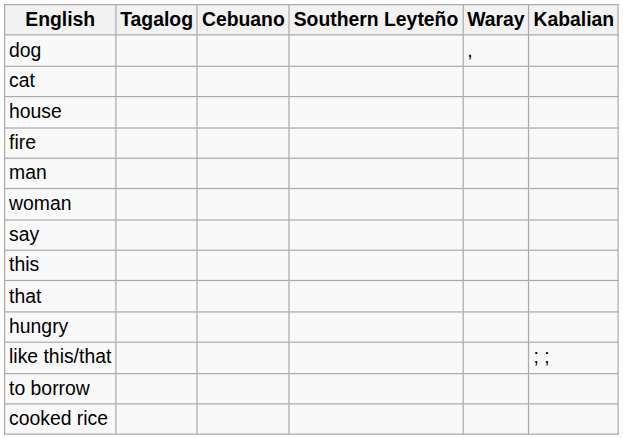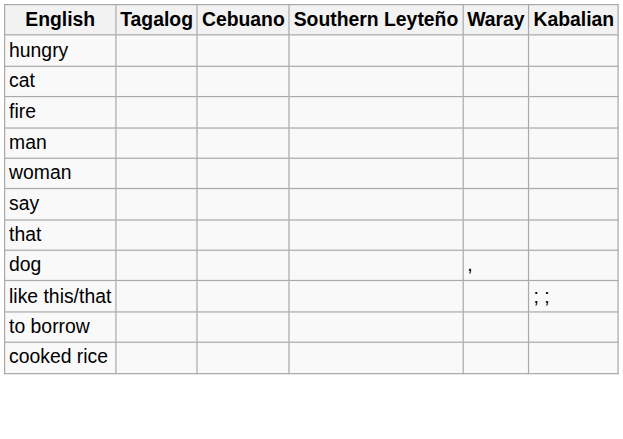rows swapped: (25, 50) <-> (39, 326)
- row: (35, 111)
- row: (24, 265)
